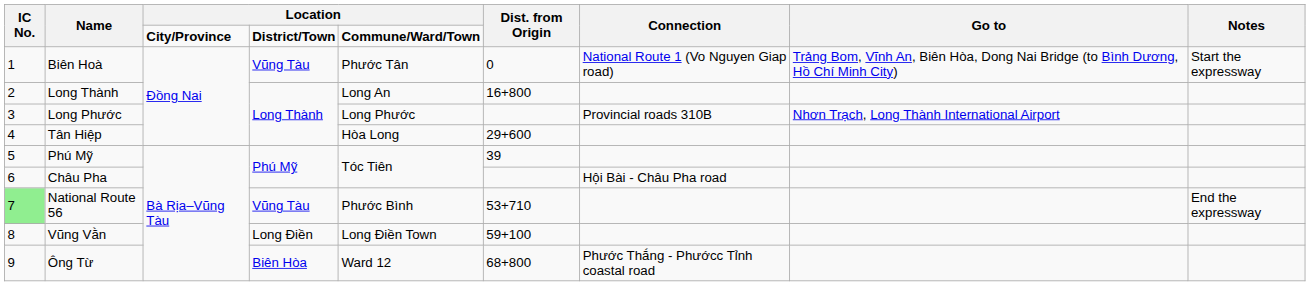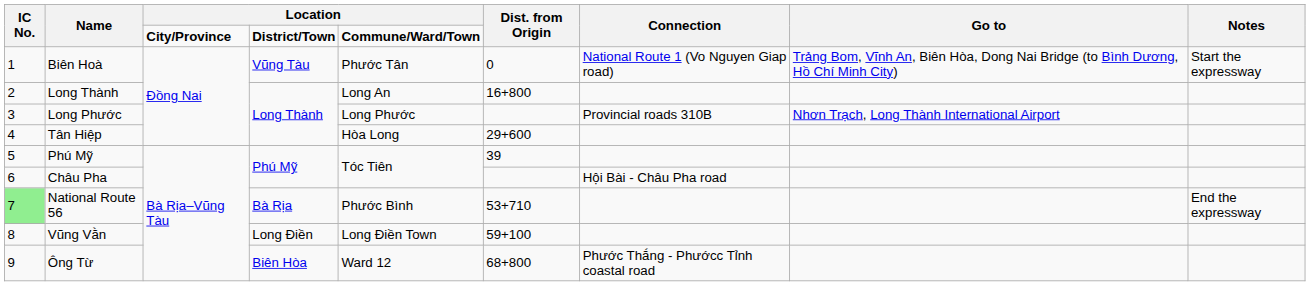(281, 205) Vũng Tàu -> (272, 205) Bà Rịa
